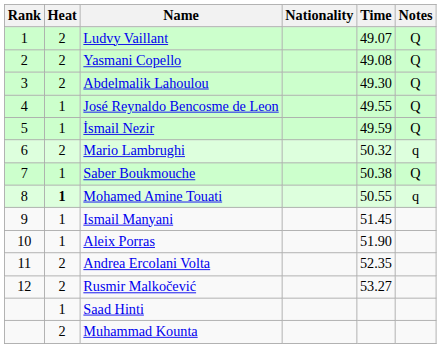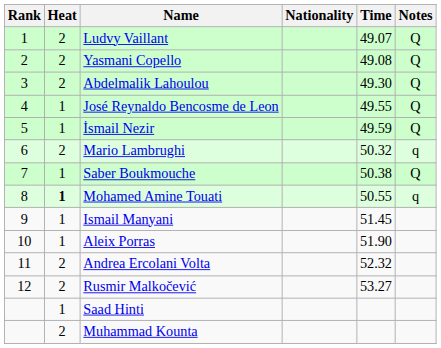(376, 264) 52.35 -> (376, 264) 52.32
